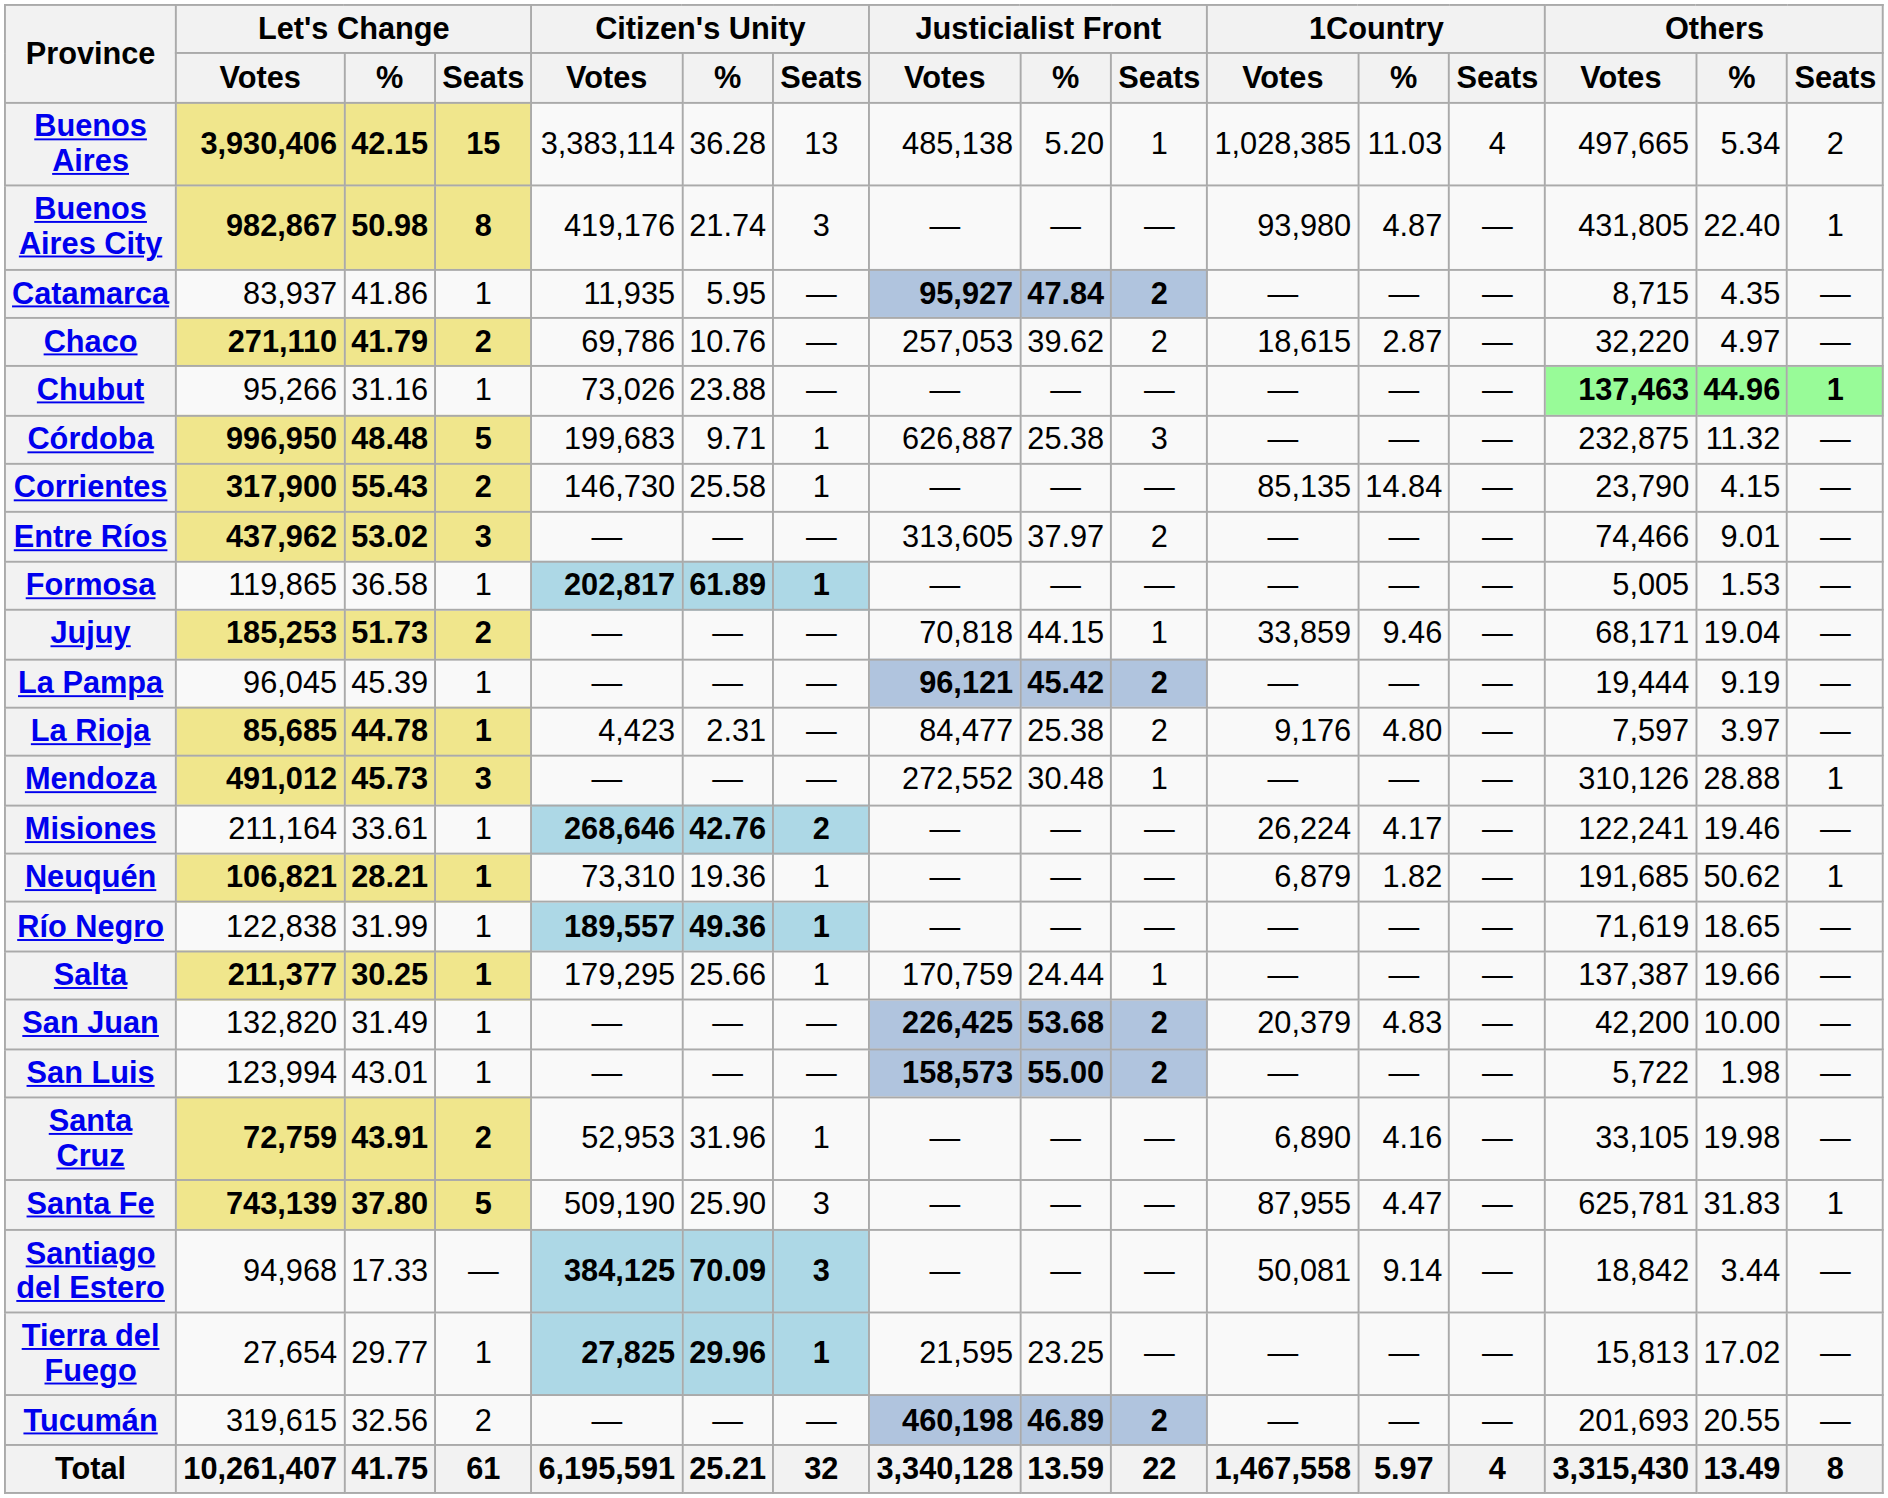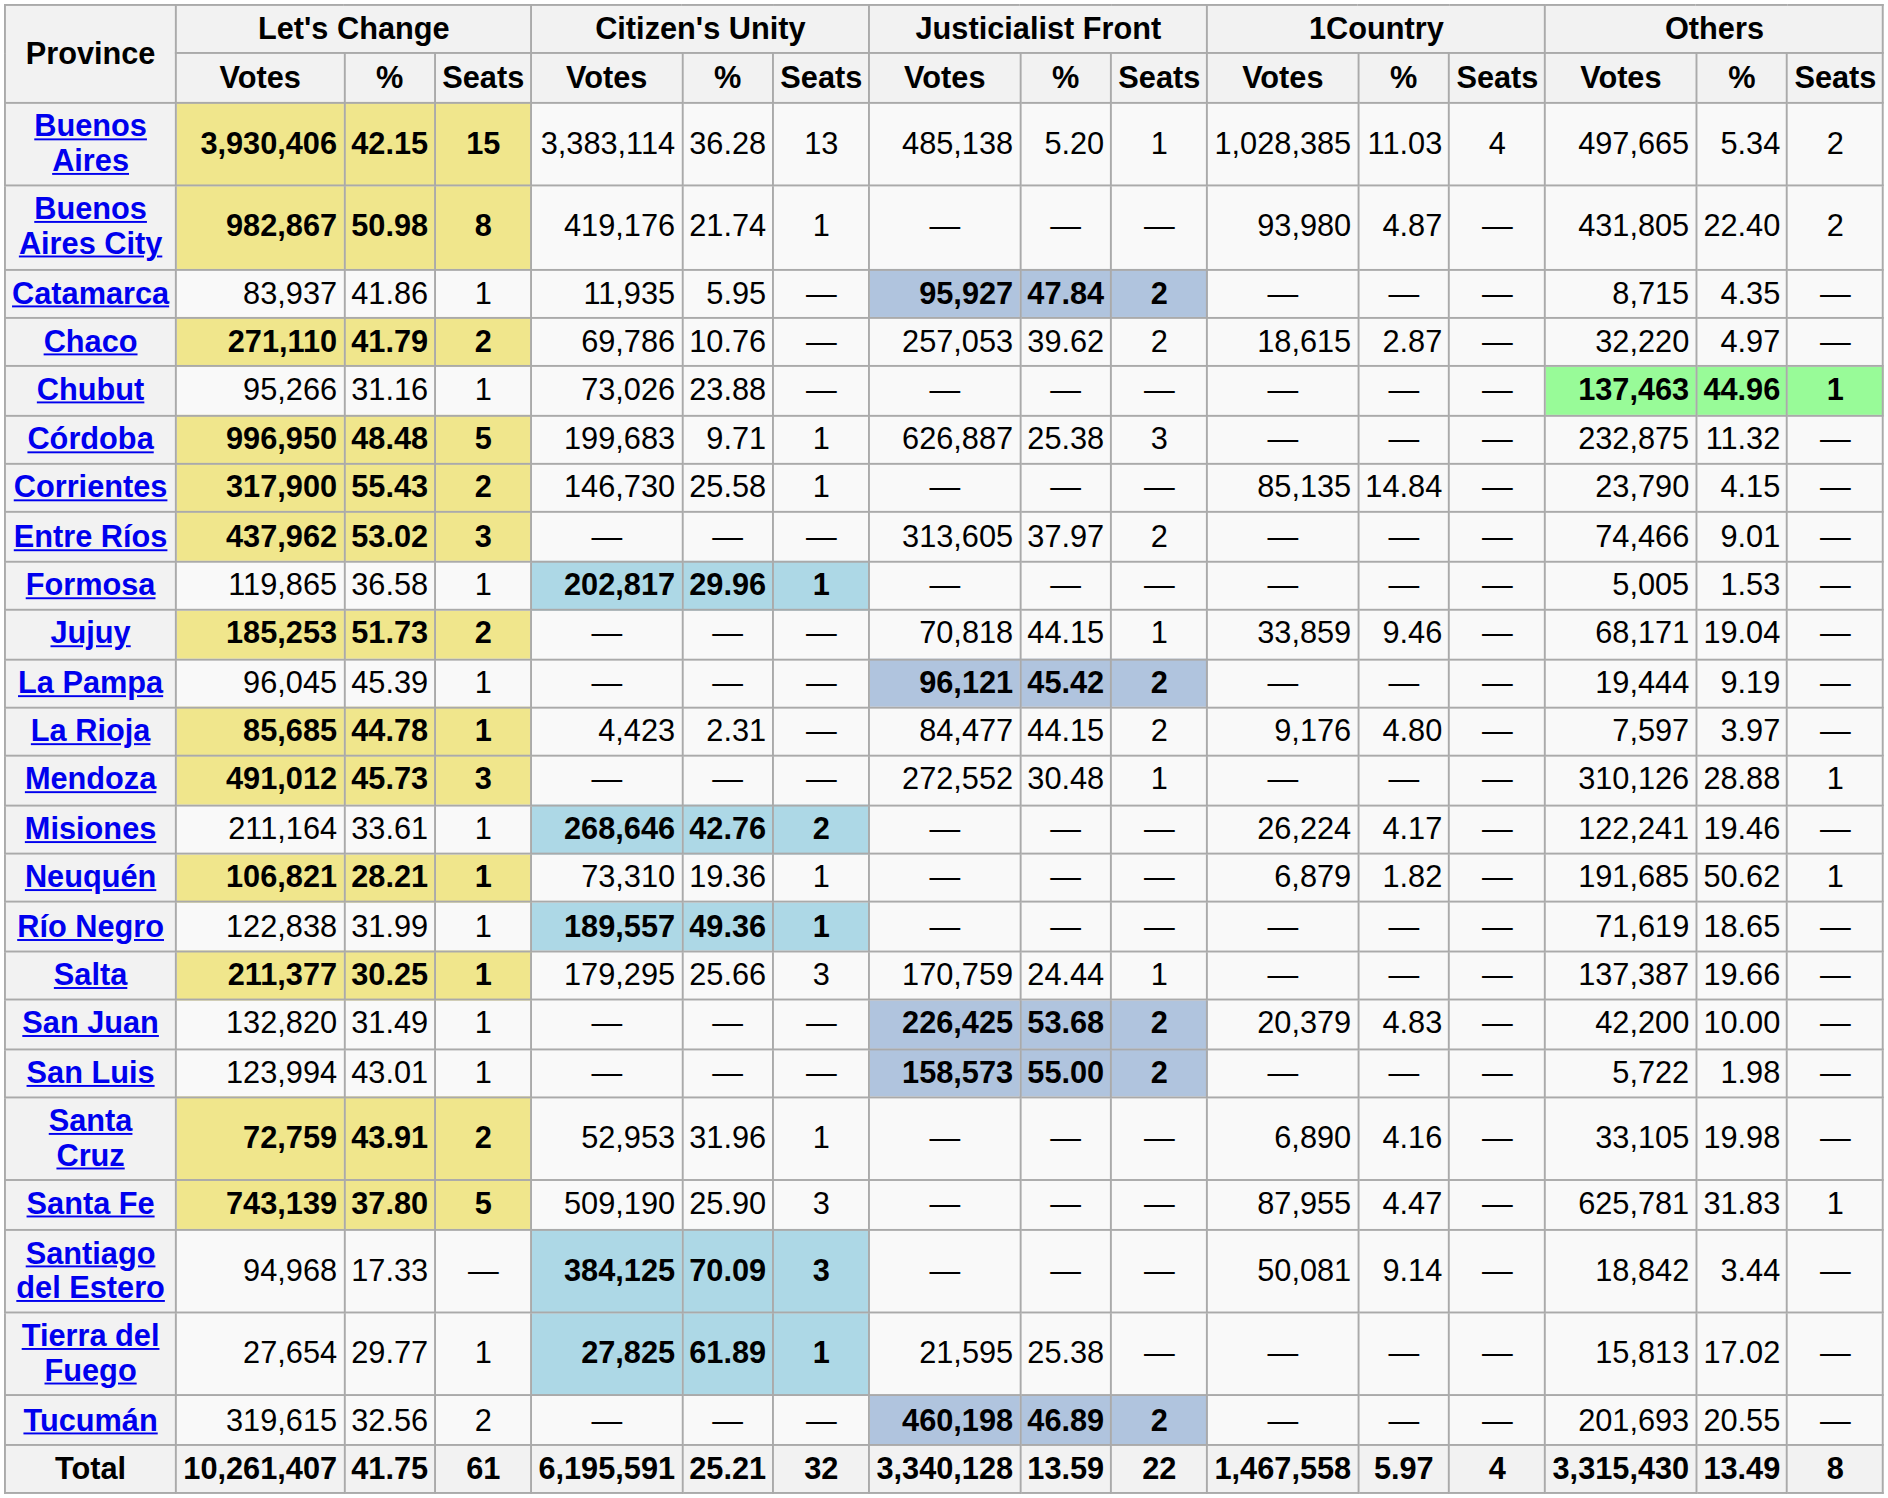(821, 226) 3 -> (821, 226) 1
(1835, 226) 1 -> (1835, 226) 2
(728, 585) 61.89 -> (728, 585) 29.96
(1066, 731) 25.38 -> (1066, 731) 44.15
(821, 974) 1 -> (821, 974) 3
(728, 1353) 29.96 -> (728, 1353) 61.89
(1066, 1353) 23.25 -> (1066, 1353) 25.38
